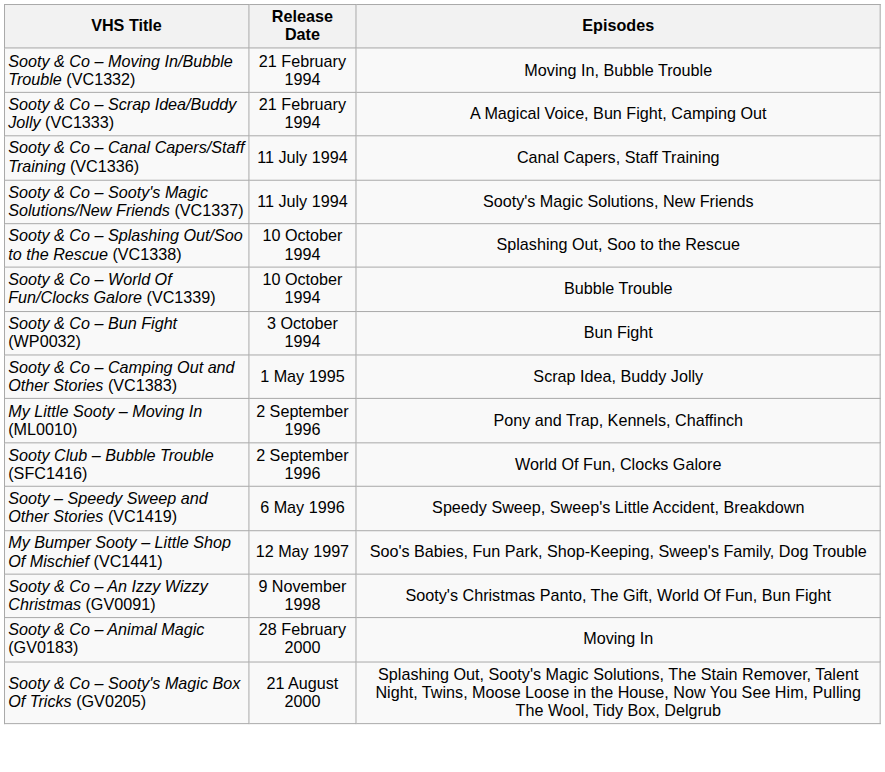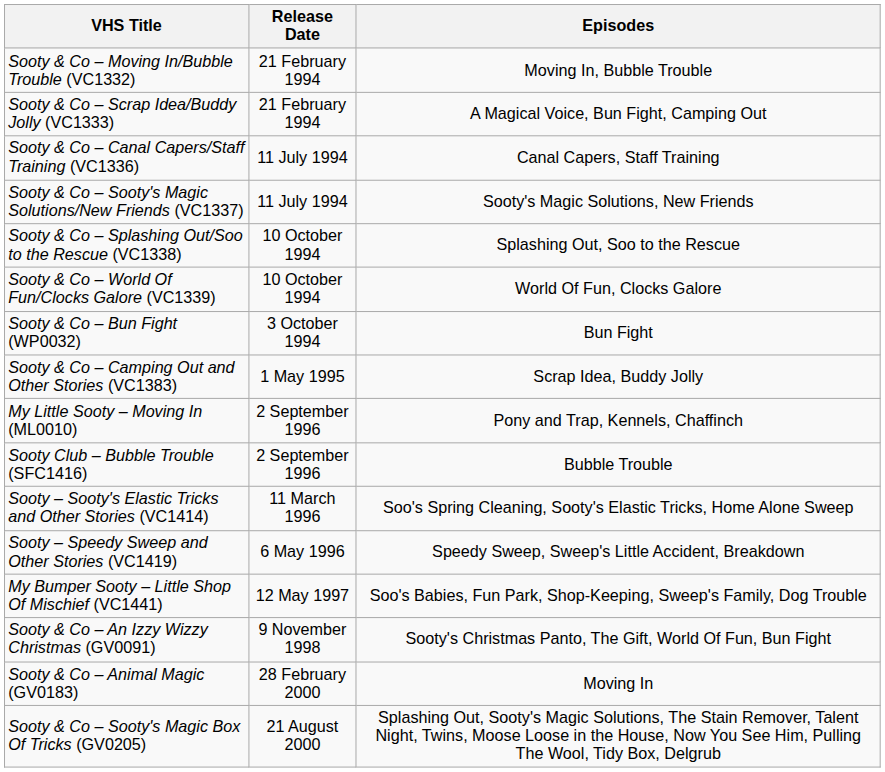(618, 289) Bubble Trouble -> (618, 289) World Of Fun, Clocks Galore
(618, 464) World Of Fun, Clocks Galore -> (618, 464) Bubble Trouble
+ row: (113, 508)
